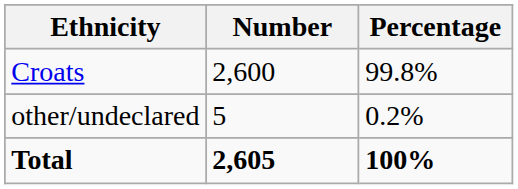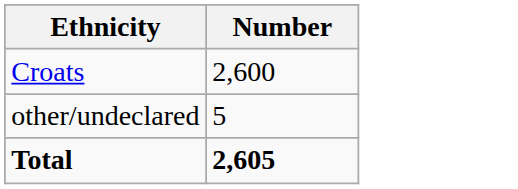- column: (435, 26)
